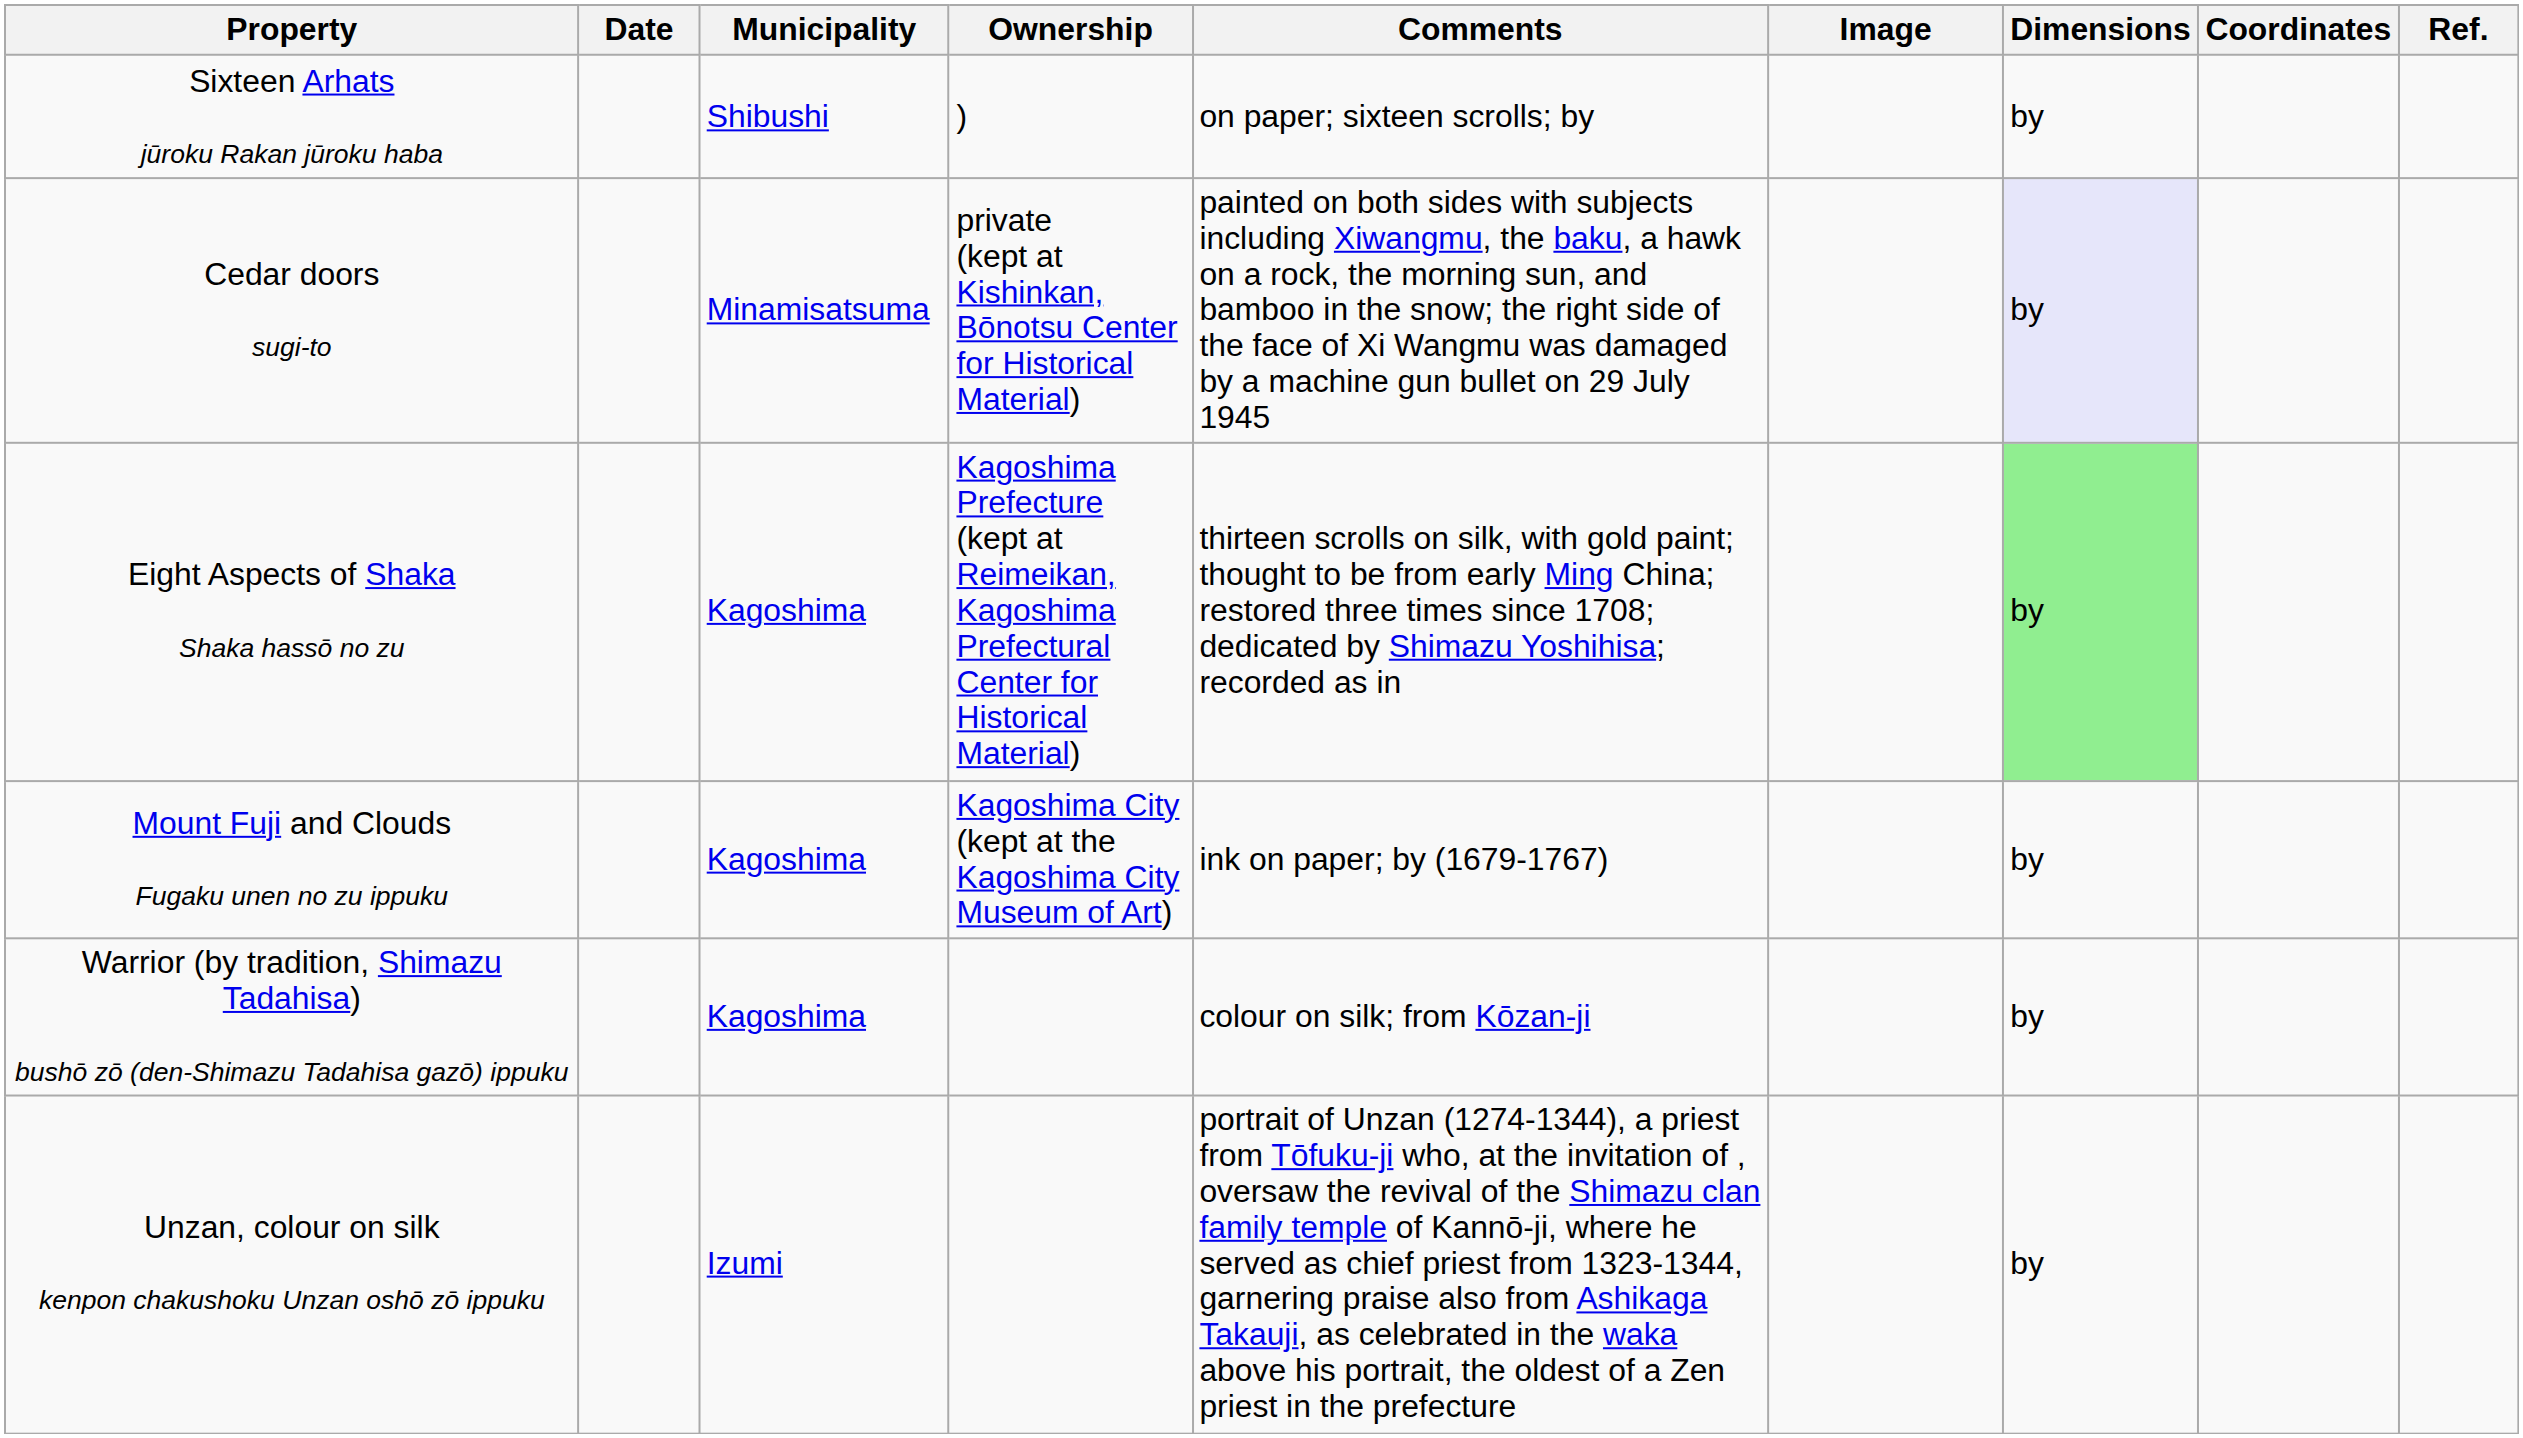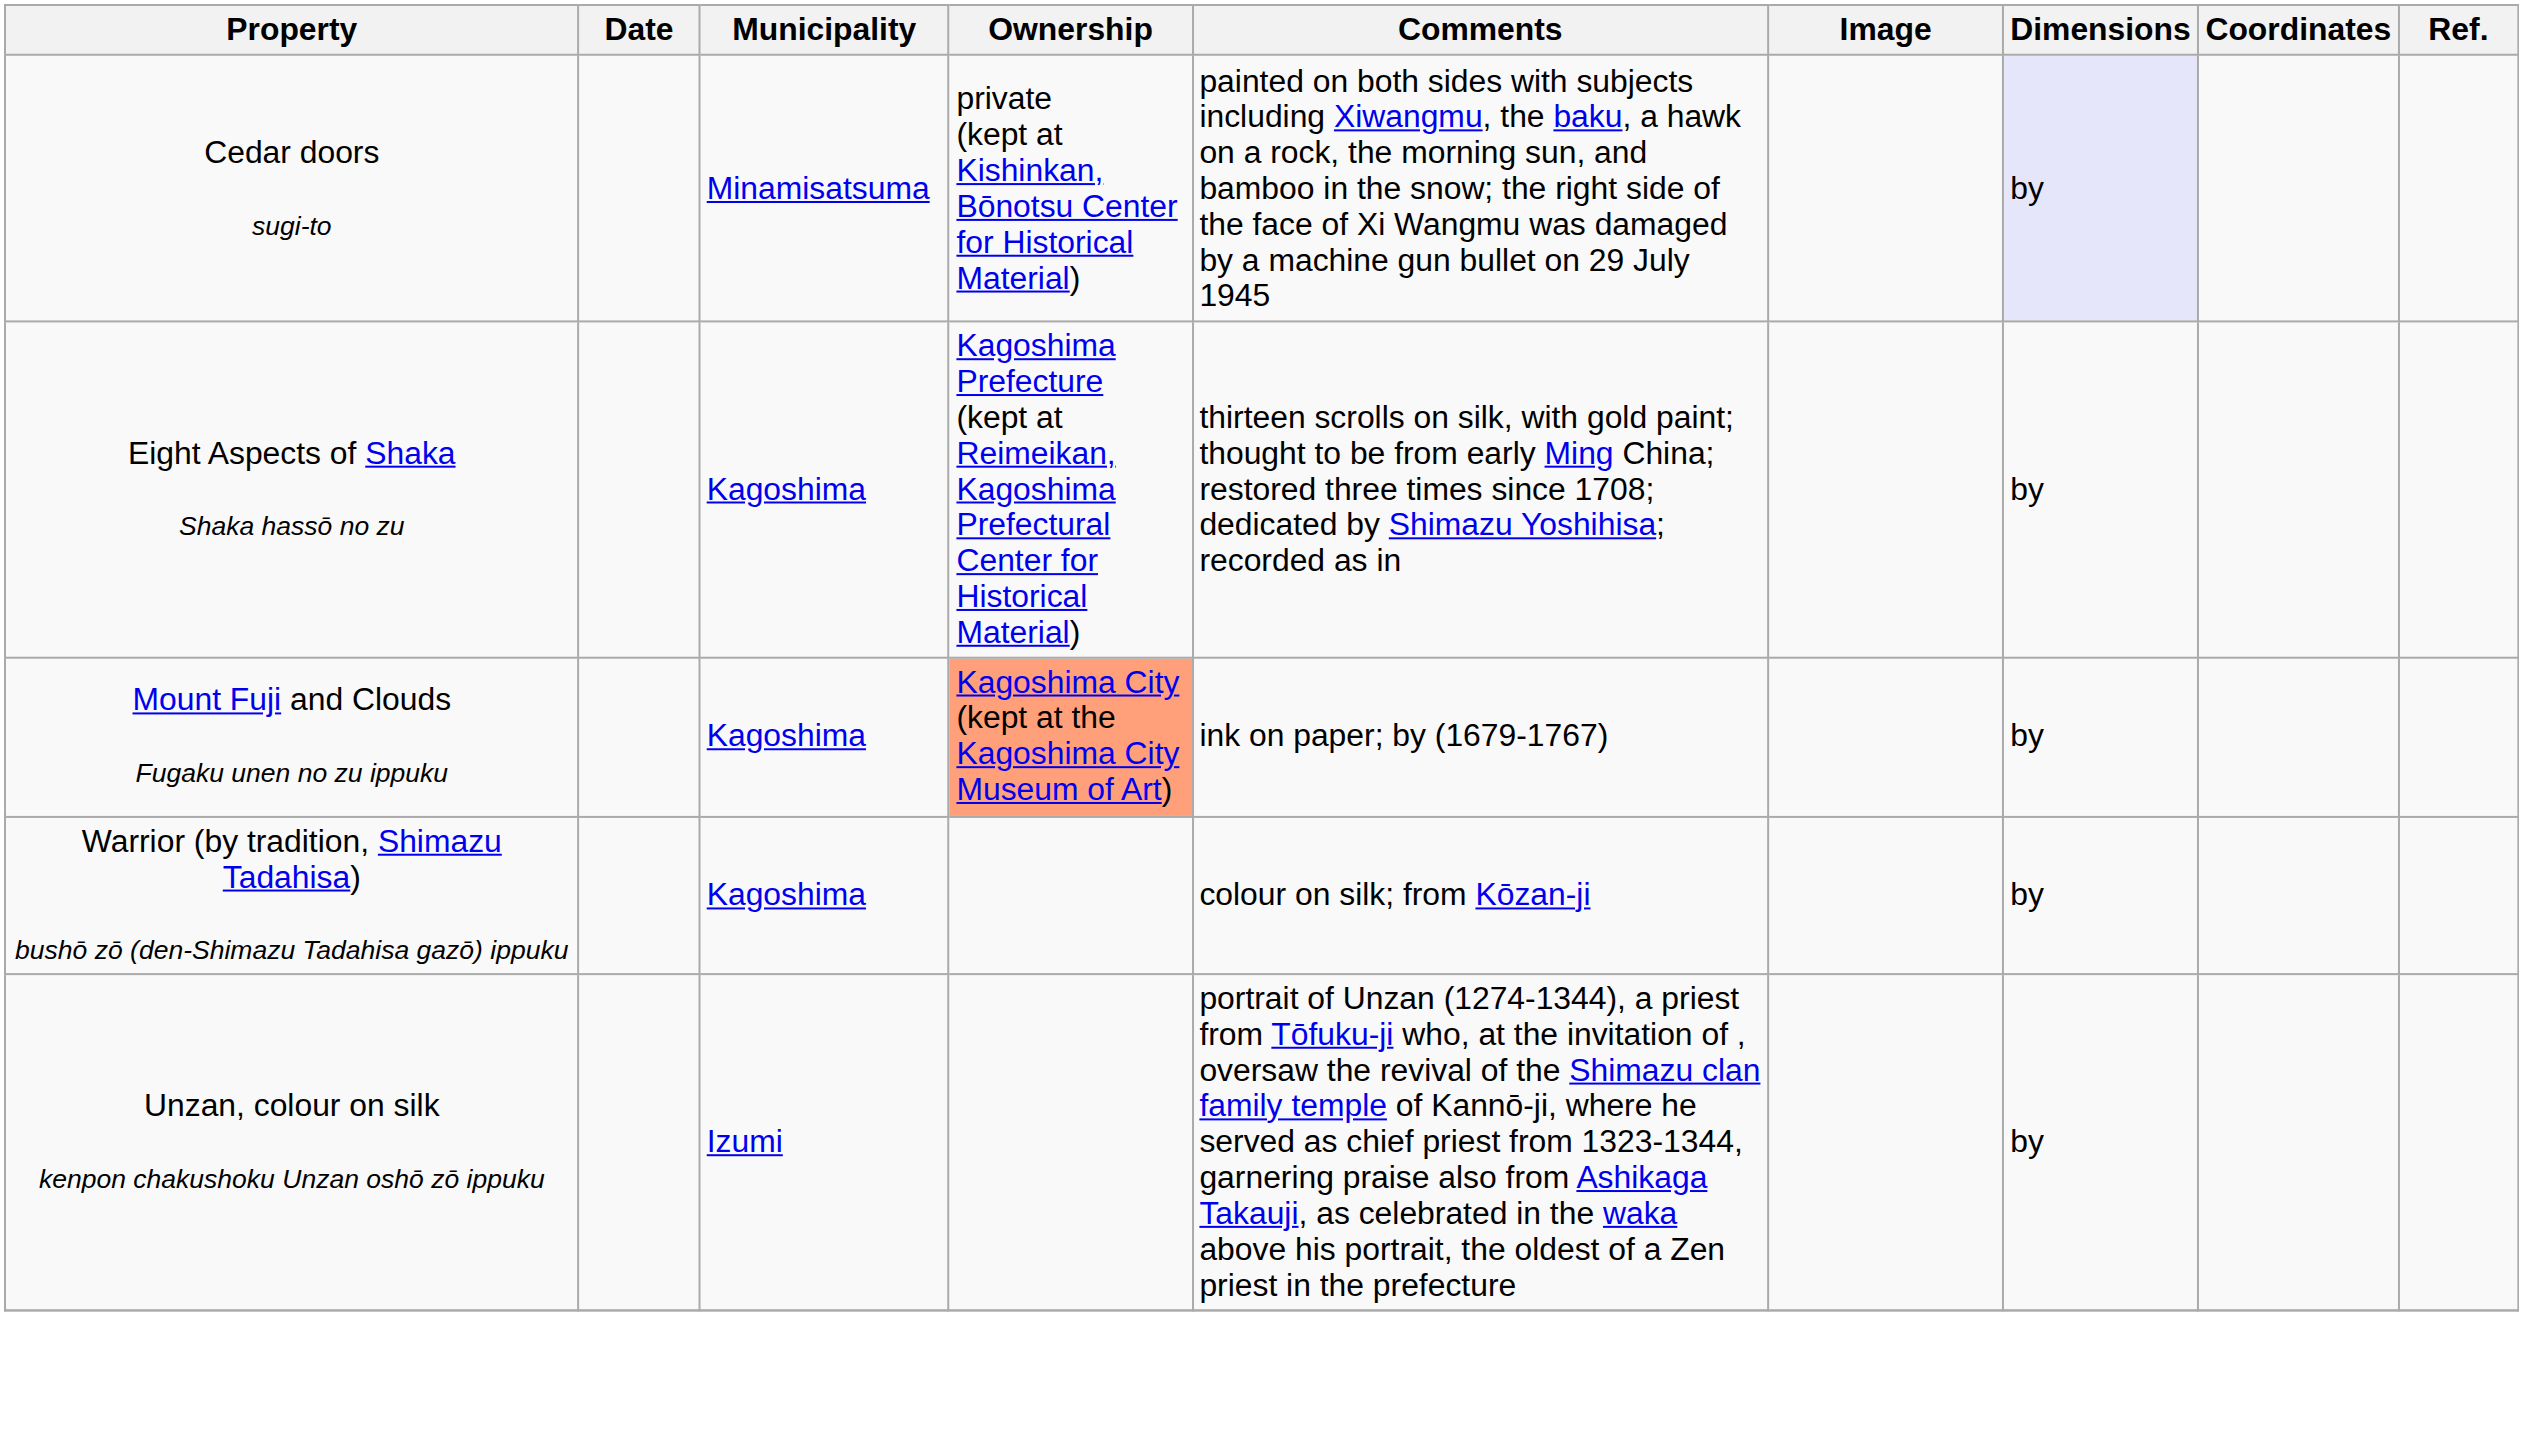- row: (292, 116)
(2027, 611) lightgreen background -> (2027, 488) no background
(1068, 858) no background -> (1068, 736) lightsalmon background
